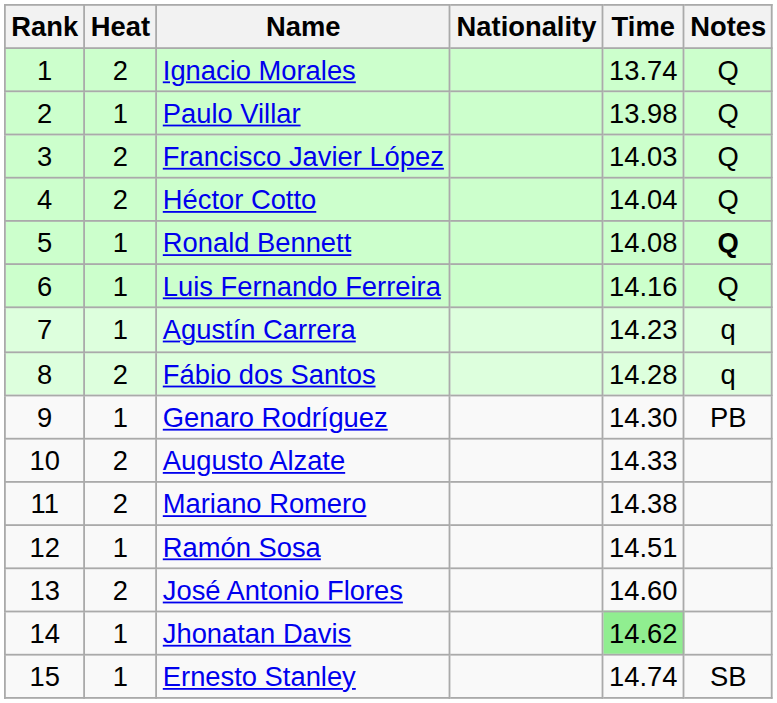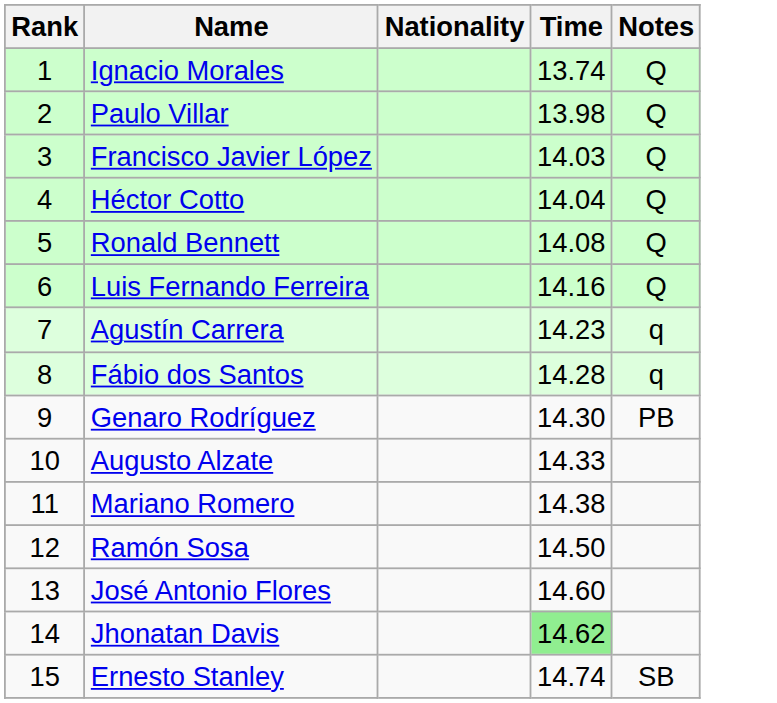- column: (120, 27)
(728, 243) bold -> (656, 243) normal
(643, 546) 14.51 -> (571, 546) 14.50
